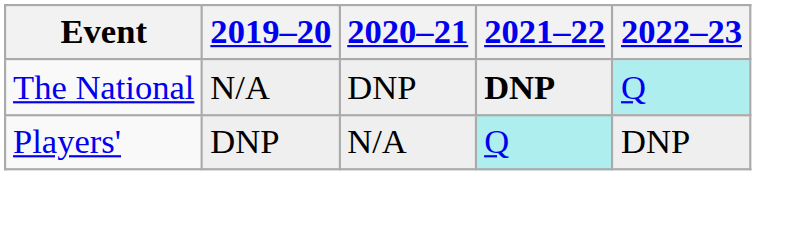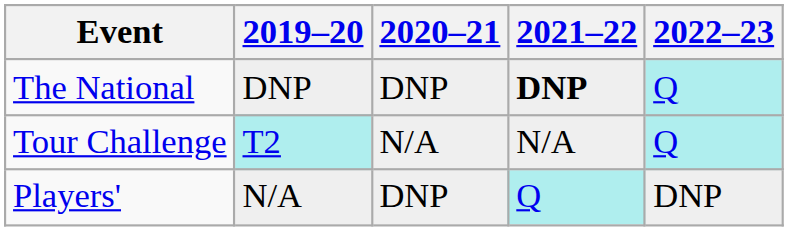(240, 86) N/A -> (277, 86) DNP
+ row: (120, 141)
(245, 141) DNP -> (272, 196) N/A
(377, 141) N/A -> (414, 196) DNP
